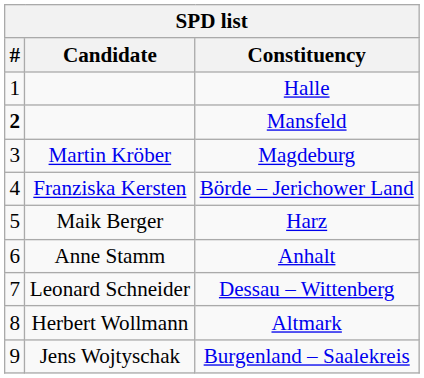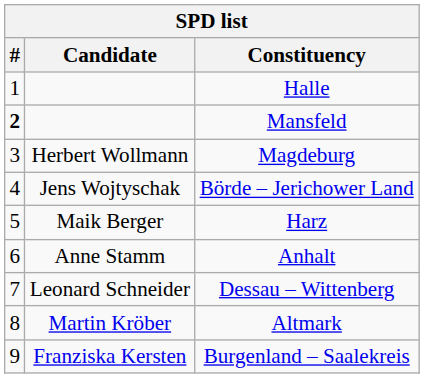(110, 155) Martin Kröber -> (110, 155) Herbert Wollmann
(110, 188) Franziska Kersten -> (110, 188) Jens Wojtyschak
(110, 322) Herbert Wollmann -> (110, 322) Martin Kröber
(110, 356) Jens Wojtyschak -> (110, 356) Franziska Kersten
